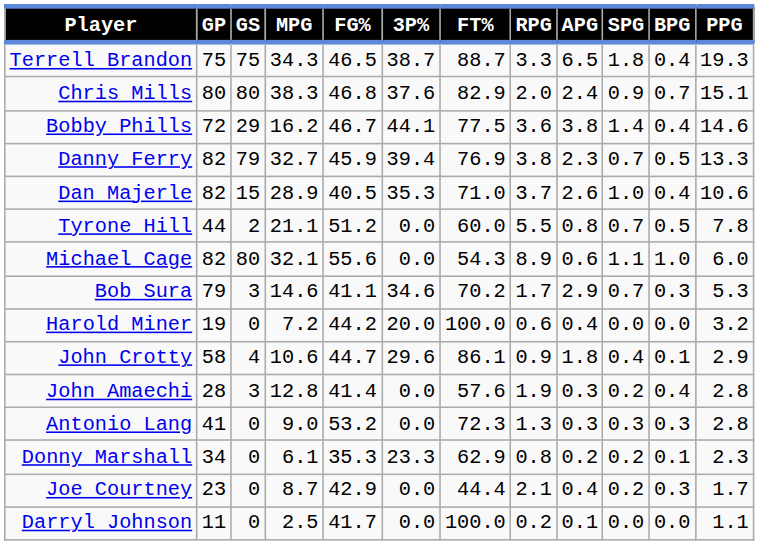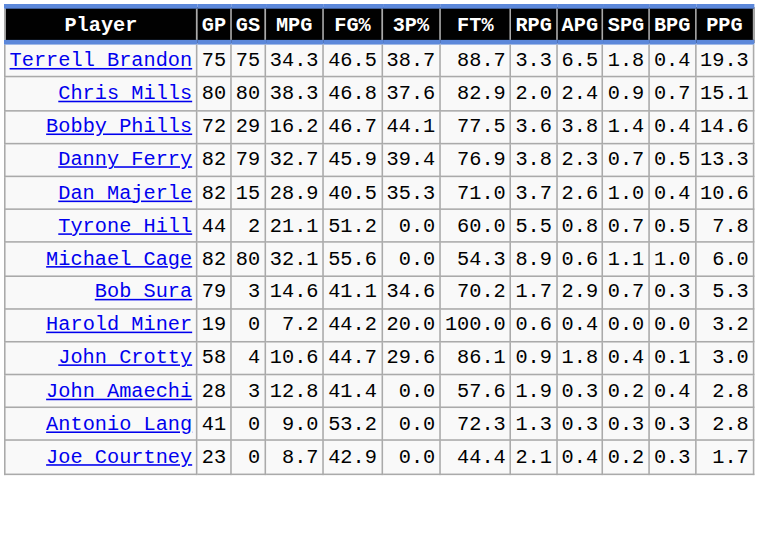(731, 358) 2.9 -> (731, 358) 3.0
- row: (107, 457)
- row: (107, 523)
